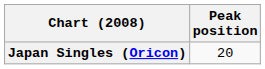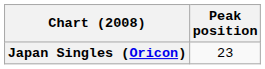(225, 53) 20 -> (225, 53) 23
